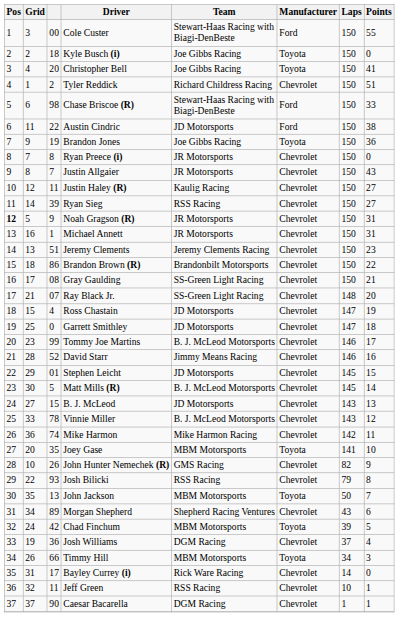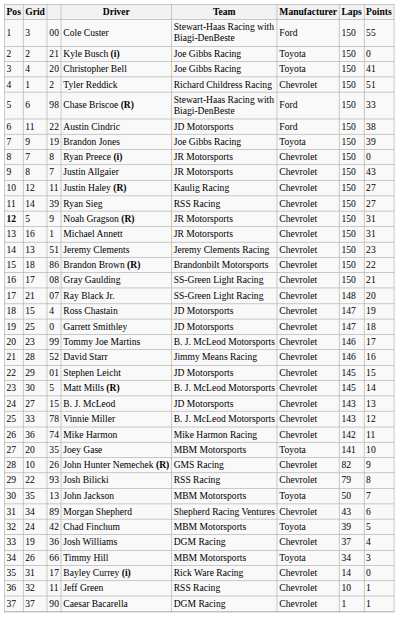(54, 53) 18 -> (54, 53) 21
(371, 141) 36 -> (371, 141) 39
